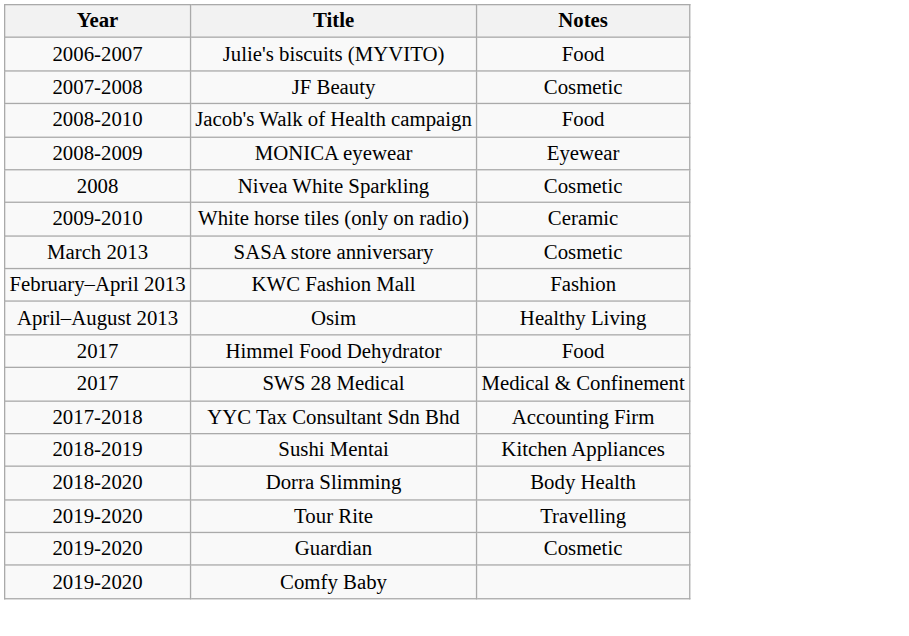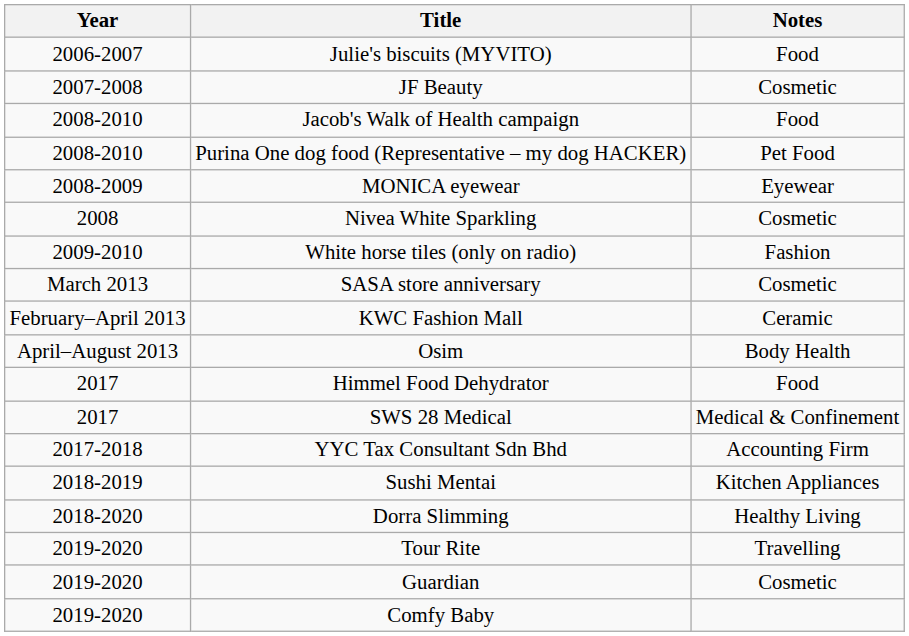+ row: (441, 152)
(583, 218) Ceramic -> (797, 251) Fashion
(583, 284) Fashion -> (797, 317) Ceramic
(583, 317) Healthy Living -> (797, 350) Body Health
(583, 482) Body Health -> (798, 515) Healthy Living
